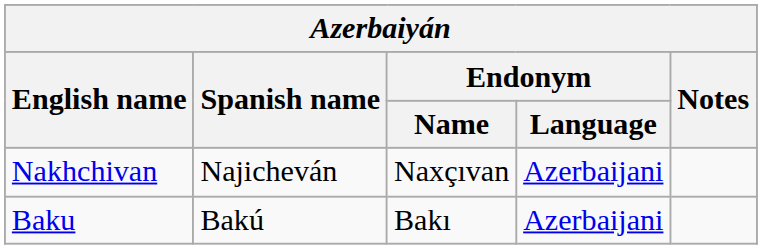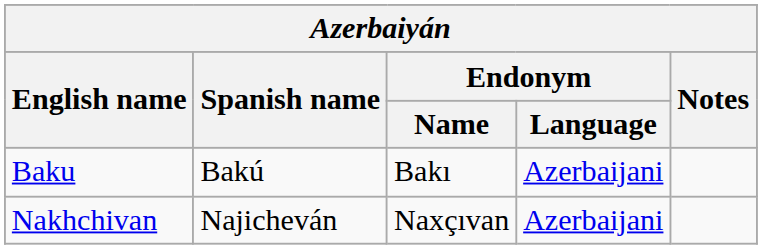rows swapped: (44, 219) <-> (85, 171)
